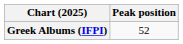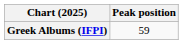(144, 30) 52 -> (144, 30) 59
